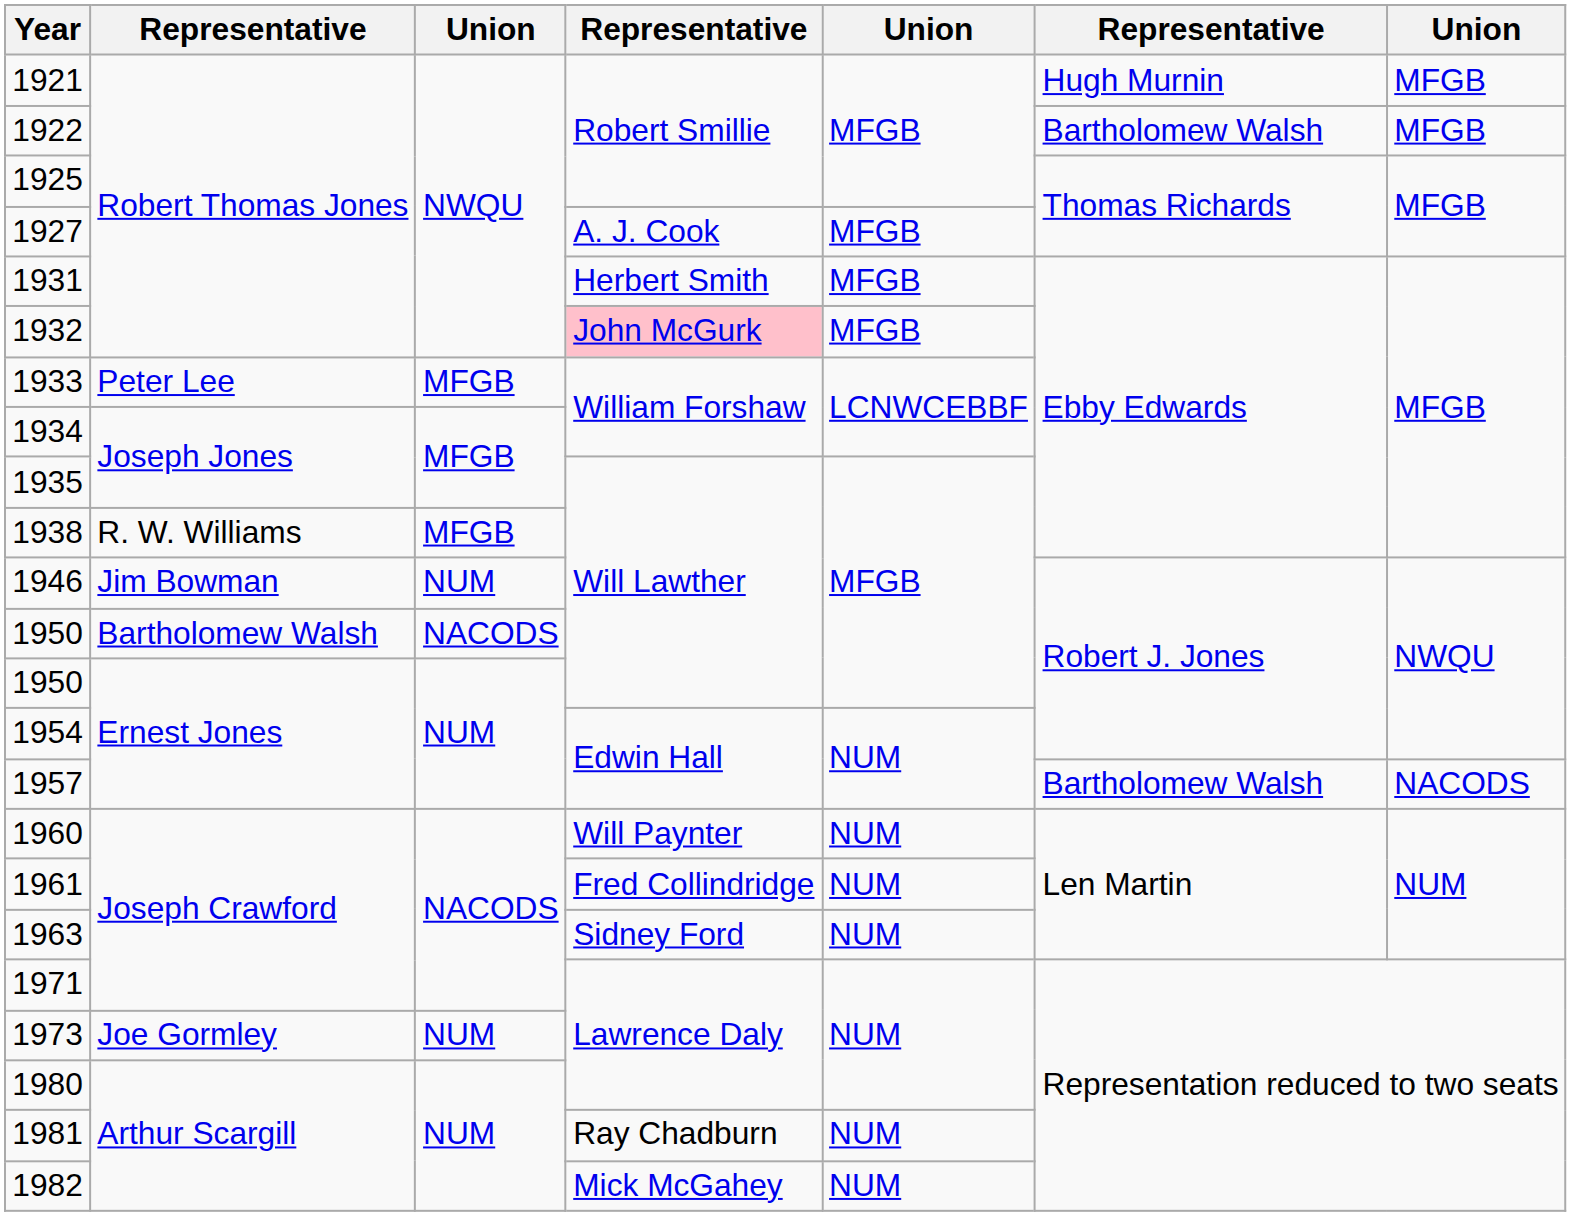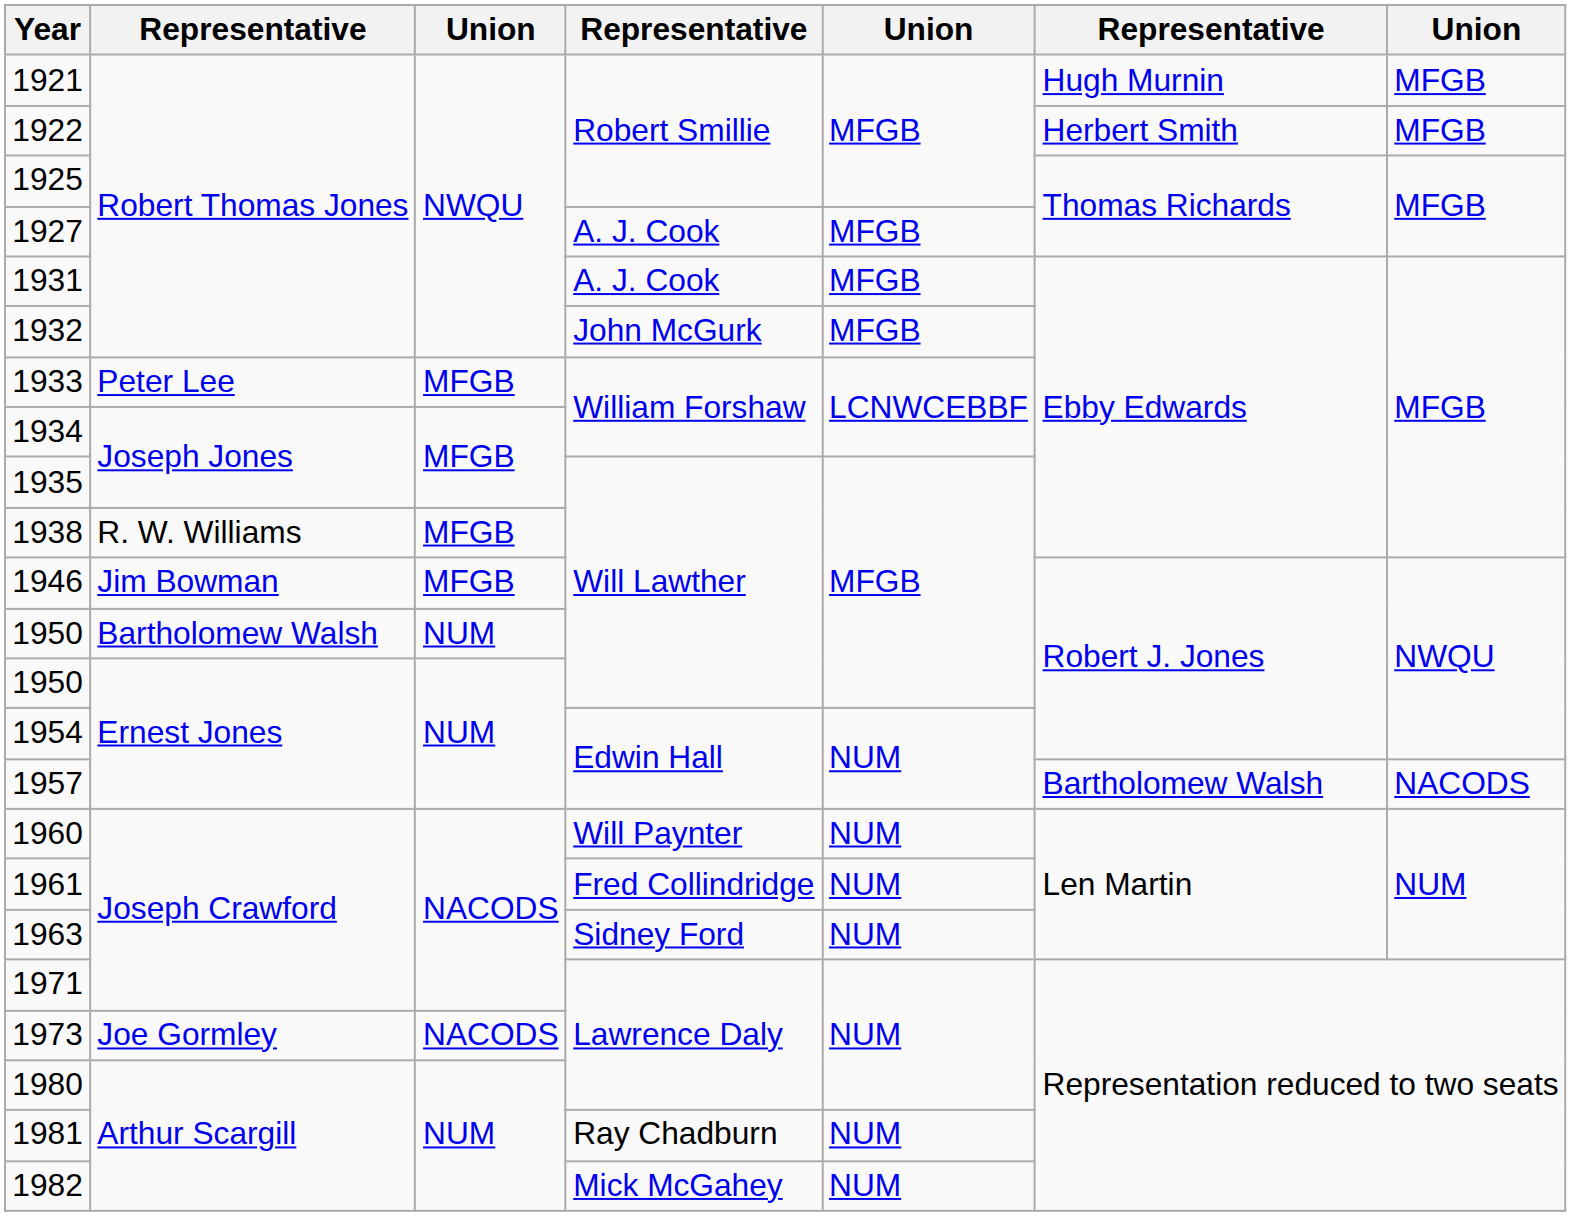(1183, 130) Bartholomew Walsh -> (1140, 130) Herbert Smith
(671, 280) Herbert Smith -> (646, 280) A. J. Cook
(667, 331) pink background -> (667, 331) no background
(459, 582) NUM -> (469, 582) MFGB
(491, 632) NACODS -> (459, 632) NUM
(459, 1034) NUM -> (491, 1034) NACODS
